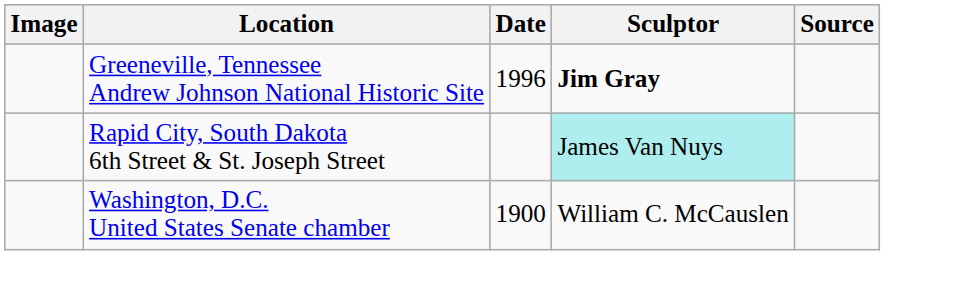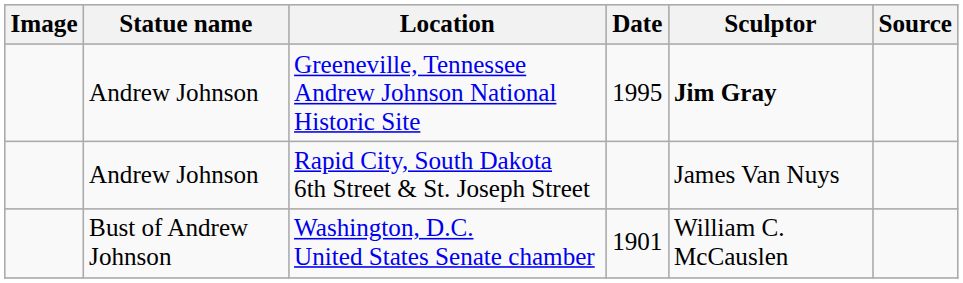+ column: (186, 24)
(521, 78) 1996 -> (637, 92) 1995
(640, 146) paleturquoise background -> (757, 174) no background
(521, 214) 1900 -> (637, 242) 1901
